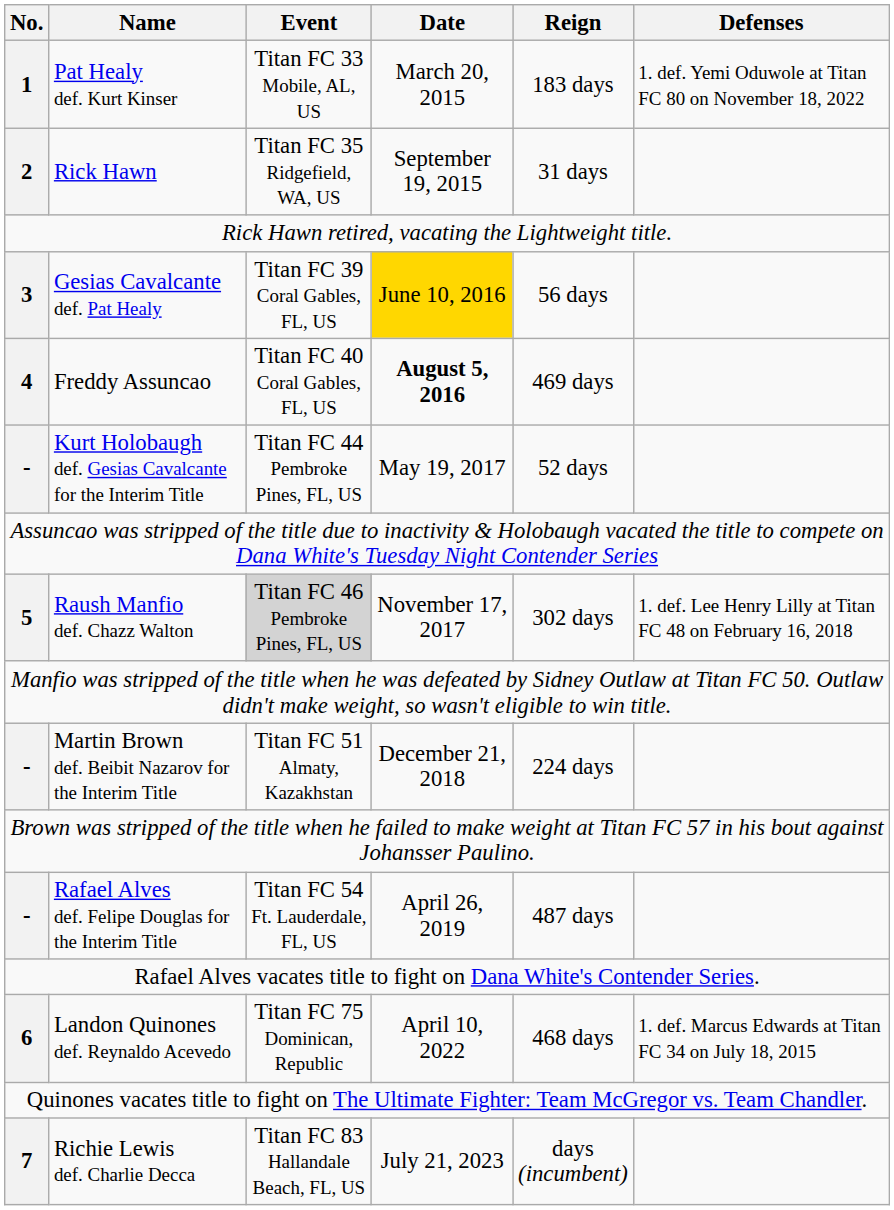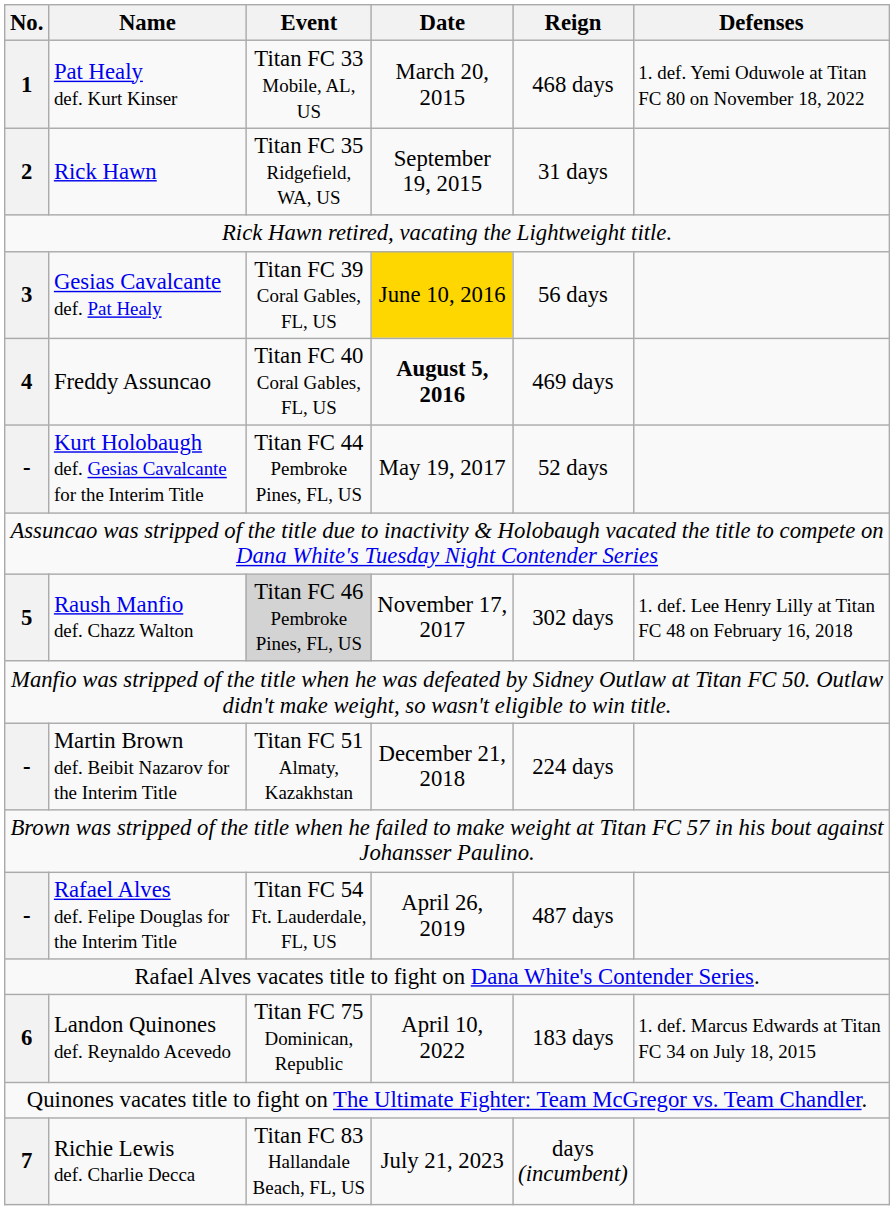(573, 84) 183 days -> (573, 84) 468 days
(573, 1038) 468 days -> (573, 1038) 183 days
